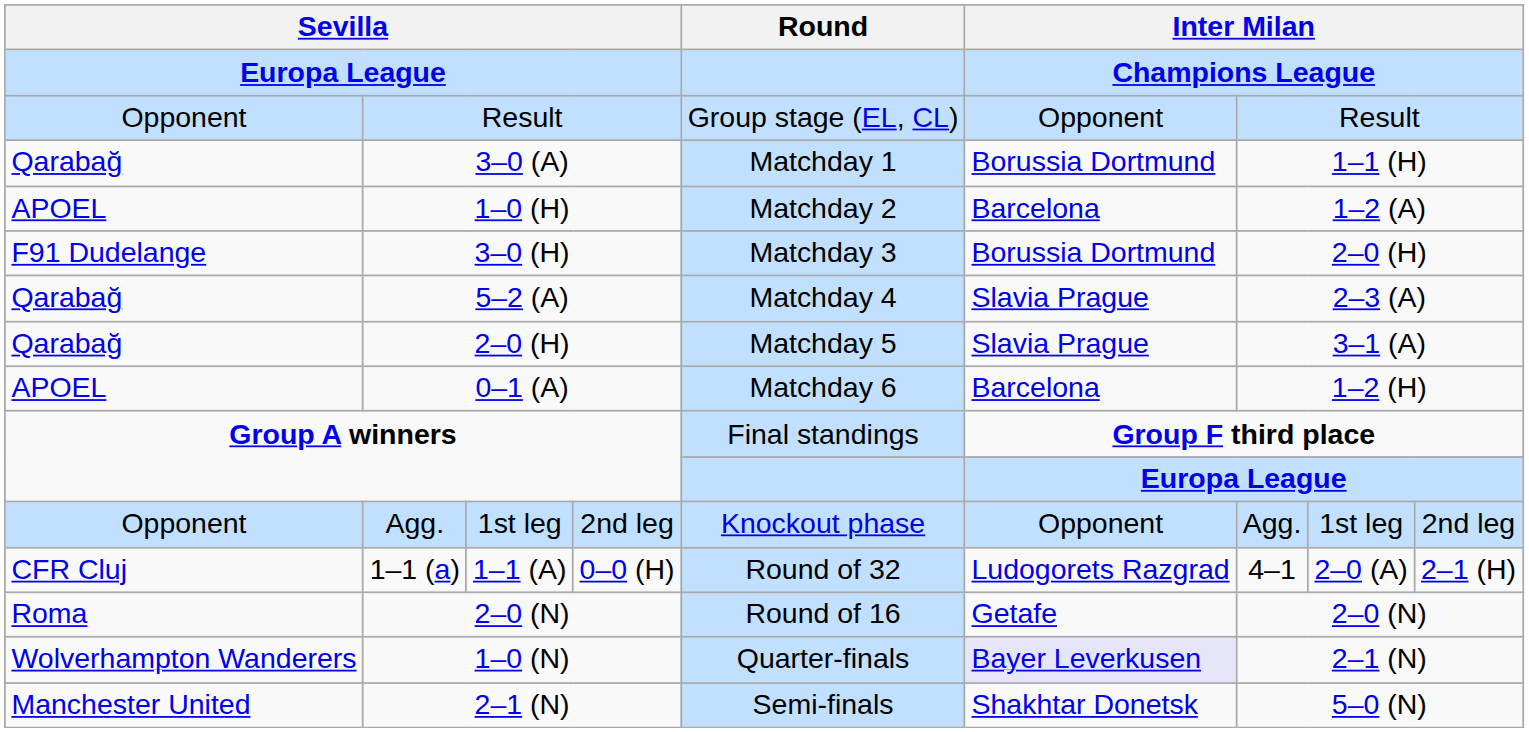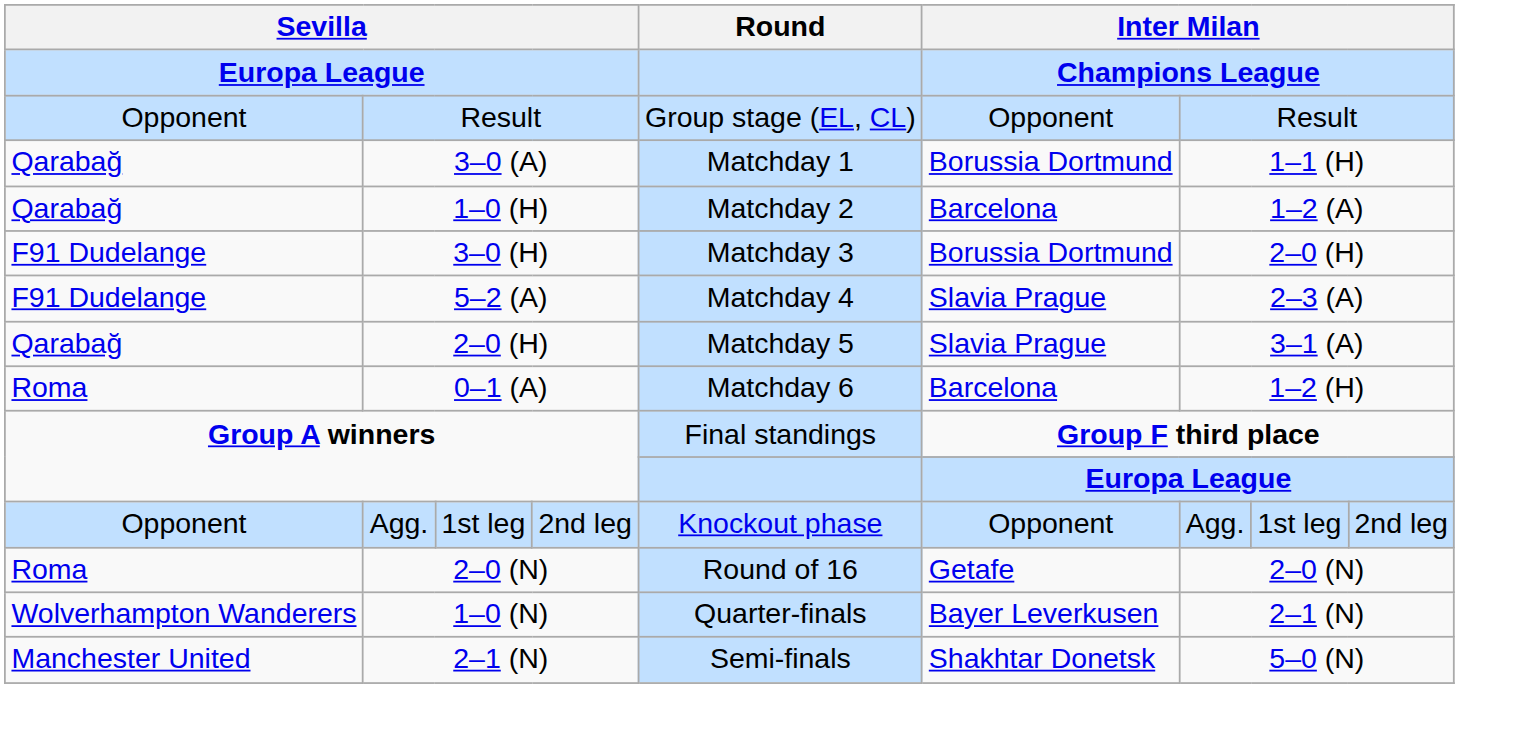(59, 207) APOEL -> (67, 207) Qarabağ
(67, 298) Qarabağ -> (109, 298) F91 Dudelange
(59, 388) APOEL -> (49, 388) Roma
- row: (415, 569)
(1086, 659) lavender background -> (1044, 614) no background
